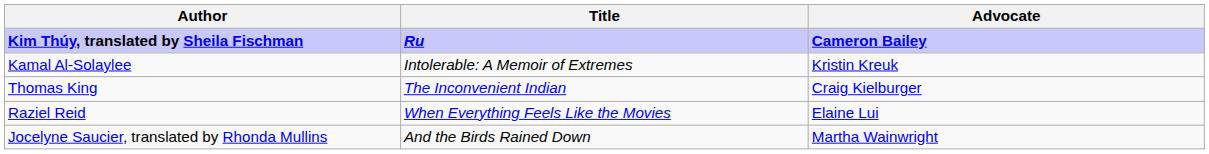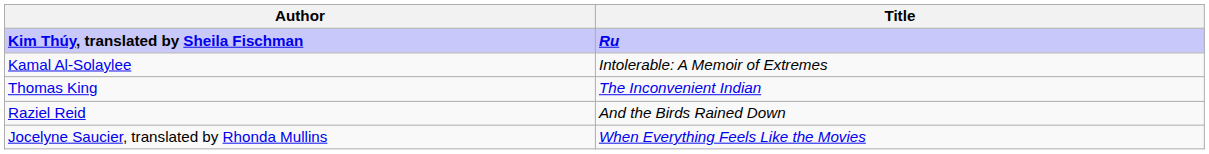- column: (1006, 16)
(537, 112) When Everything Feels Like the Movies -> (692, 112) And the Birds Rained Down
(497, 137) And the Birds Rained Down -> (732, 137) When Everything Feels Like the Movies
